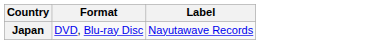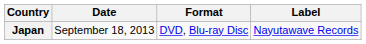+ column: (104, 13)
